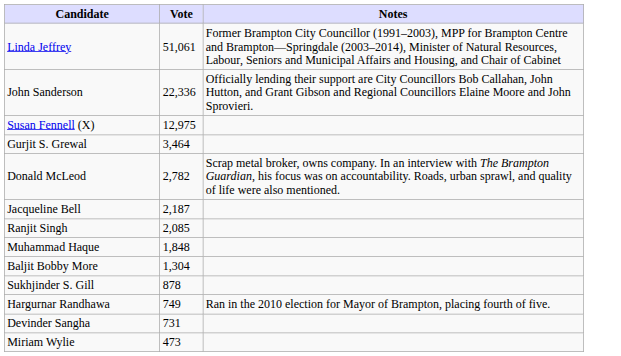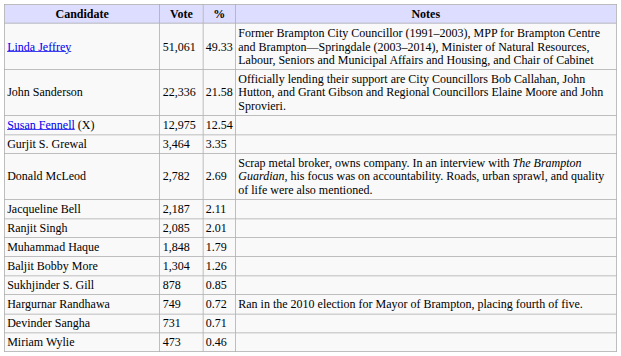+ column: (219, 14)
